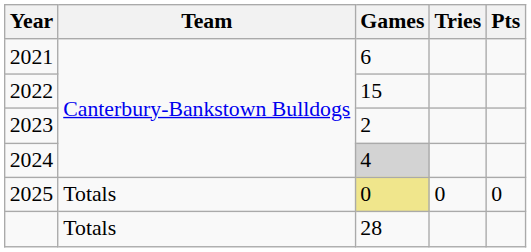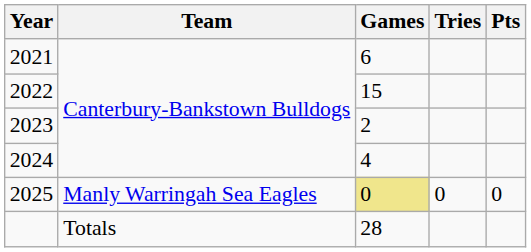(366, 159) lightgrey background -> (366, 159) no background
(90, 194) Totals -> (190, 194) Manly Warringah Sea Eagles
